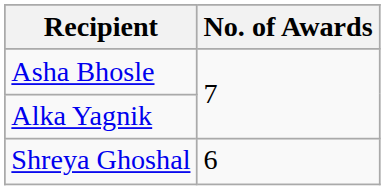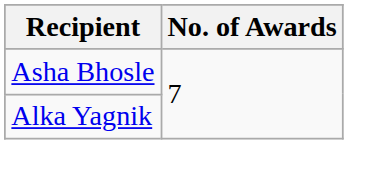- row: (101, 160)
